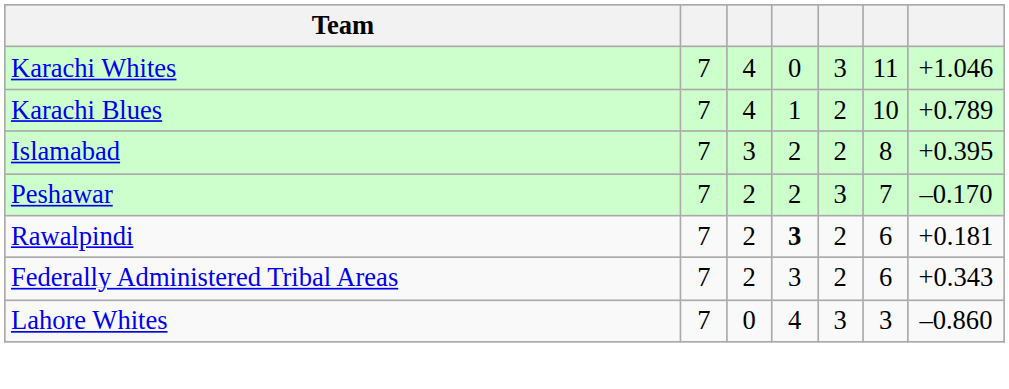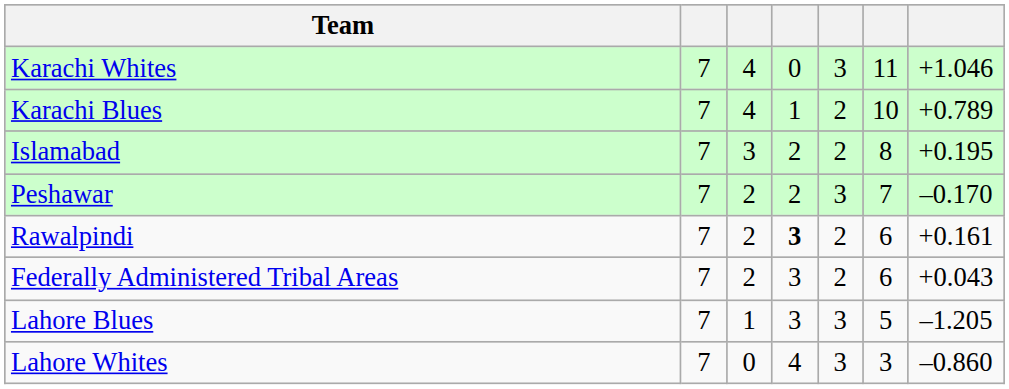(956, 151) +0.395 -> (956, 151) +0.195
(956, 236) +0.181 -> (956, 236) +0.161
(956, 278) +0.343 -> (956, 278) +0.043
+ row: (82, 320)
